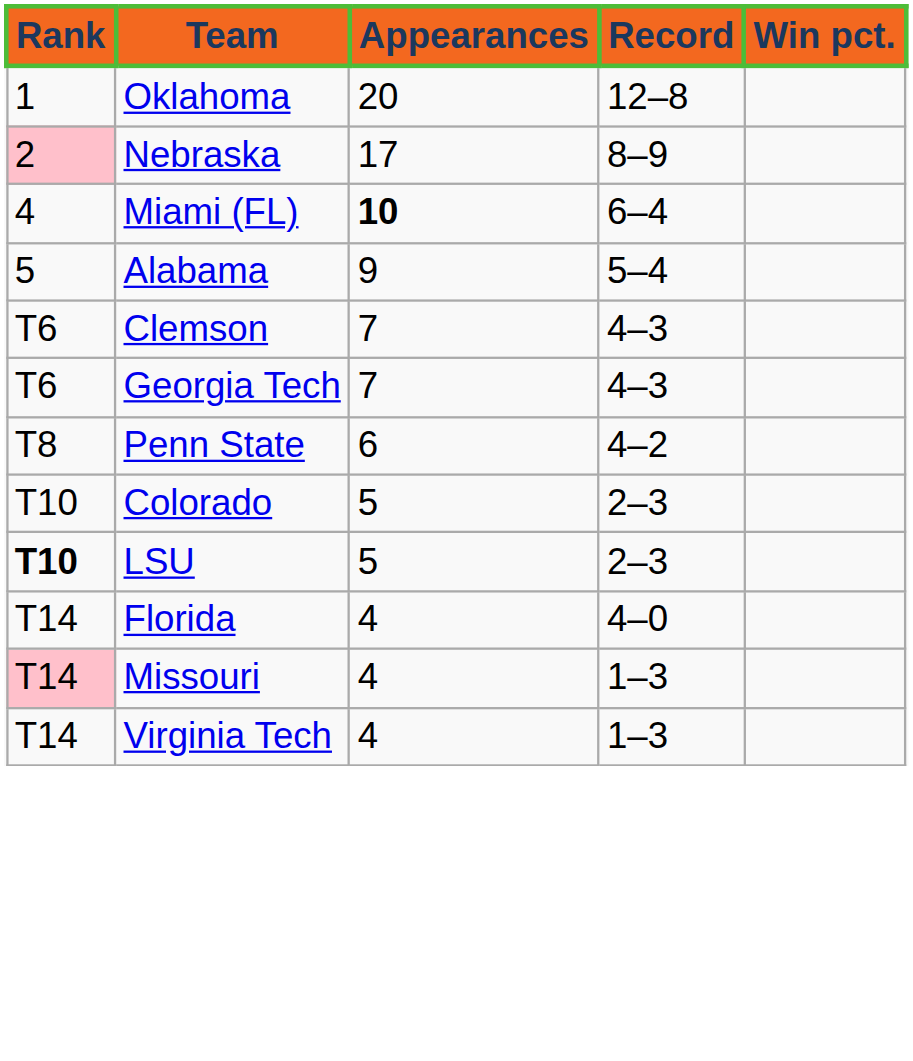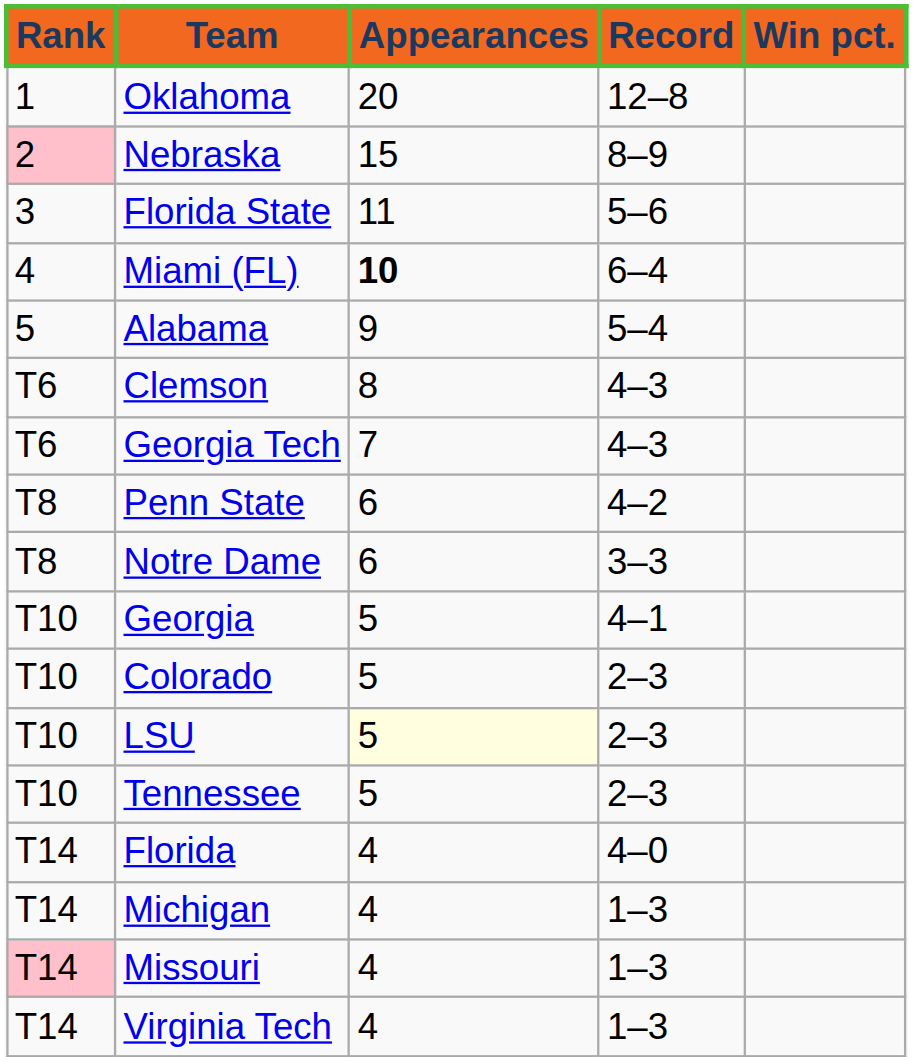(378, 154) 17 -> (378, 154) 15
+ row: (227, 212)
(368, 328) 7 -> (368, 386) 8
+ row: (222, 561)
+ row: (189, 619)
(46, 561) bold -> (46, 735) normal
(368, 561) no background -> (368, 735) lightyellow background
+ row: (212, 793)
+ row: (197, 909)
